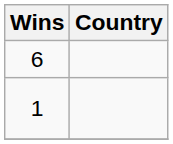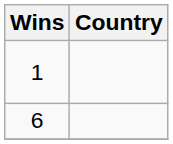rows swapped: (37, 58) <-> (37, 108)
